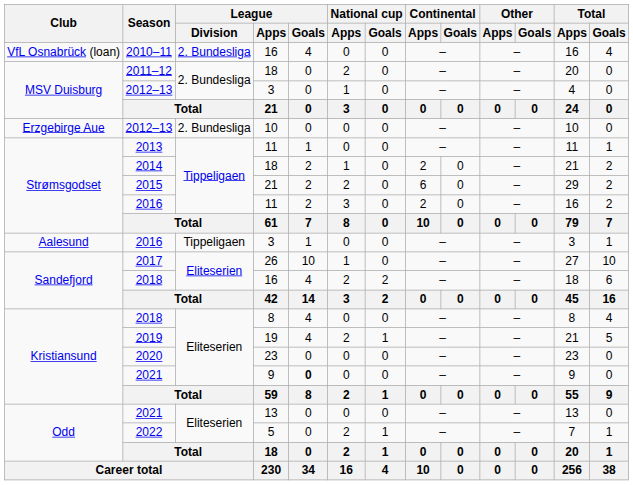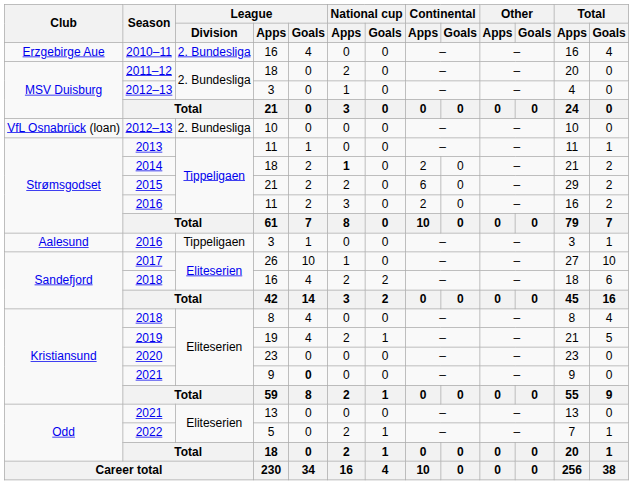(64, 52) VfL Osnabrück (loan) -> (64, 52) Erzgebirge Aue
(64, 128) Erzgebirge Aue -> (64, 128) VfL Osnabrück (loan)
(346, 166) normal -> (346, 166) bold
